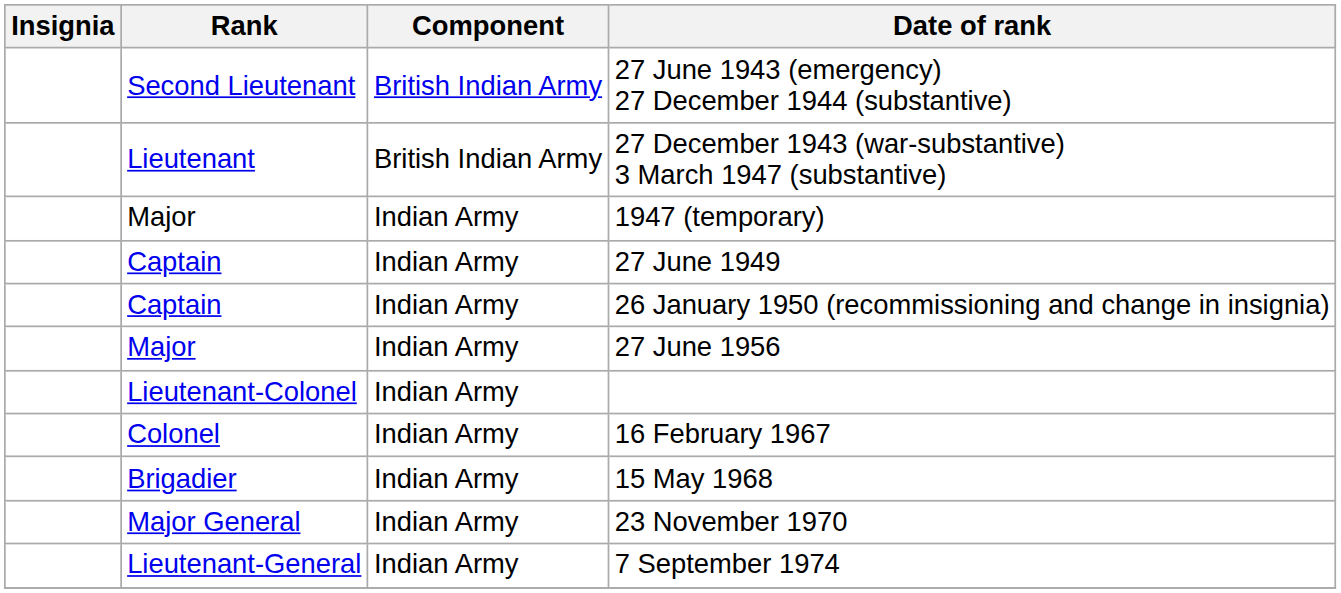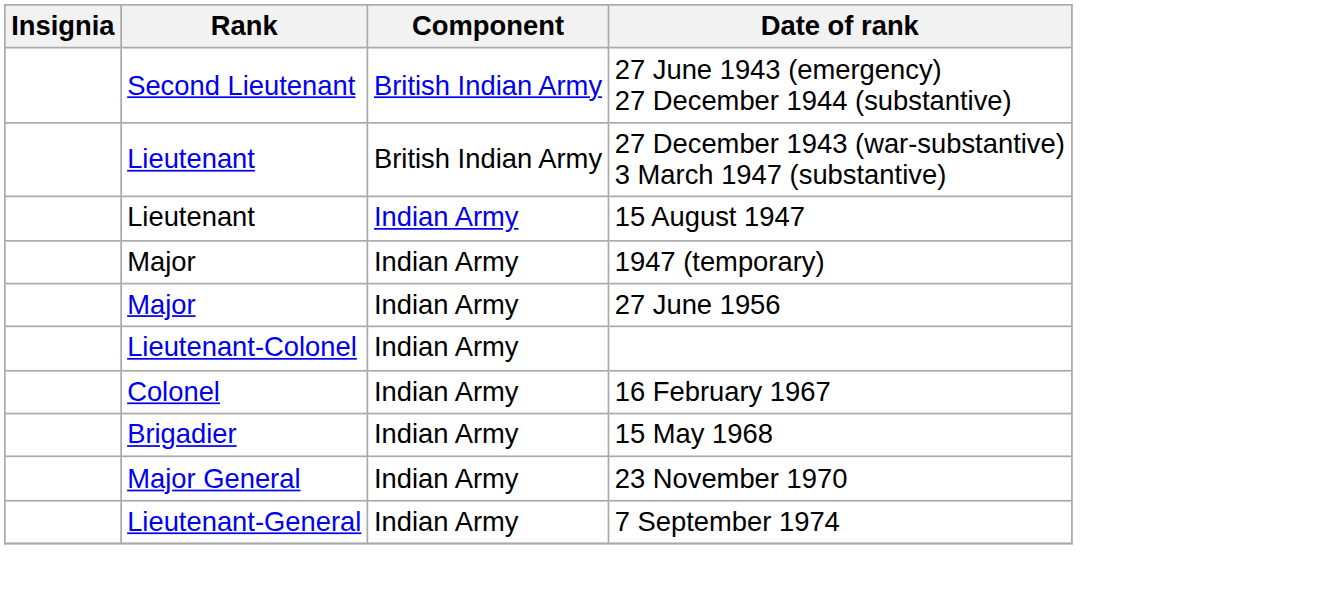+ row: (191, 217)
- row: (174, 261)
- row: (174, 304)
